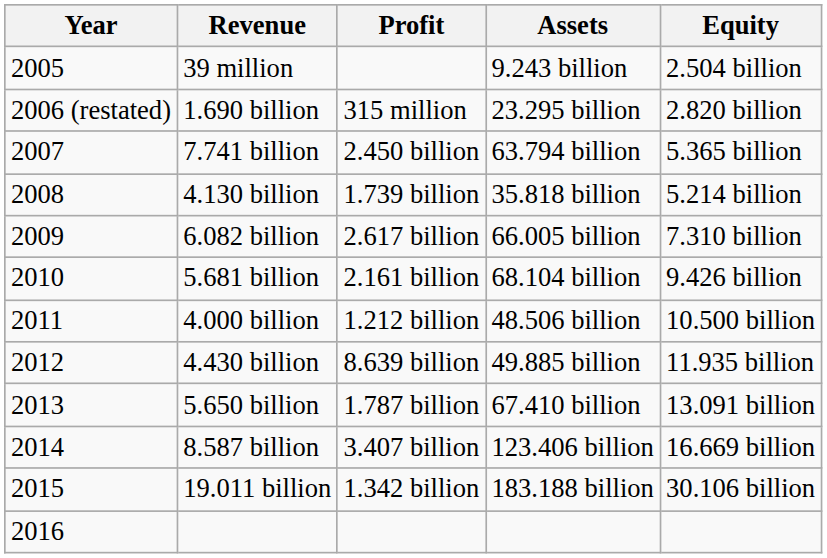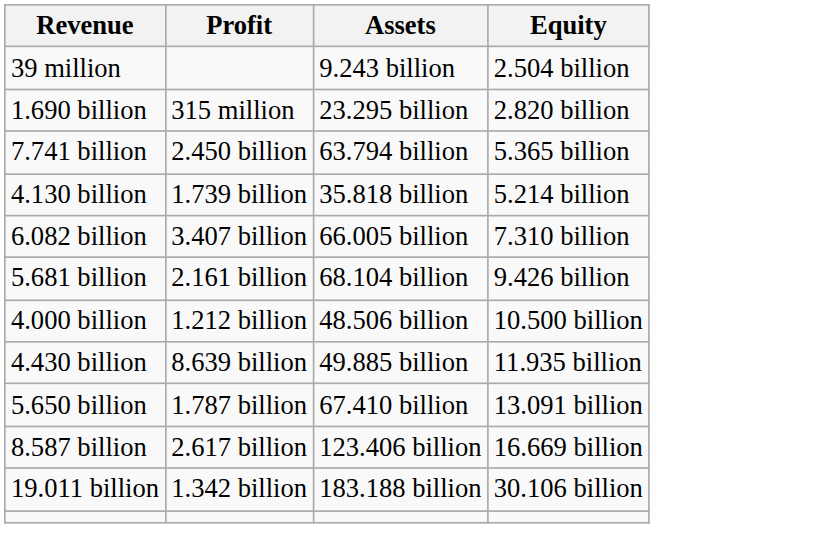- column: (91, 25)
(411, 236) 2.617 billion -> (239, 236) 3.407 billion
(411, 446) 3.407 billion -> (239, 446) 2.617 billion
